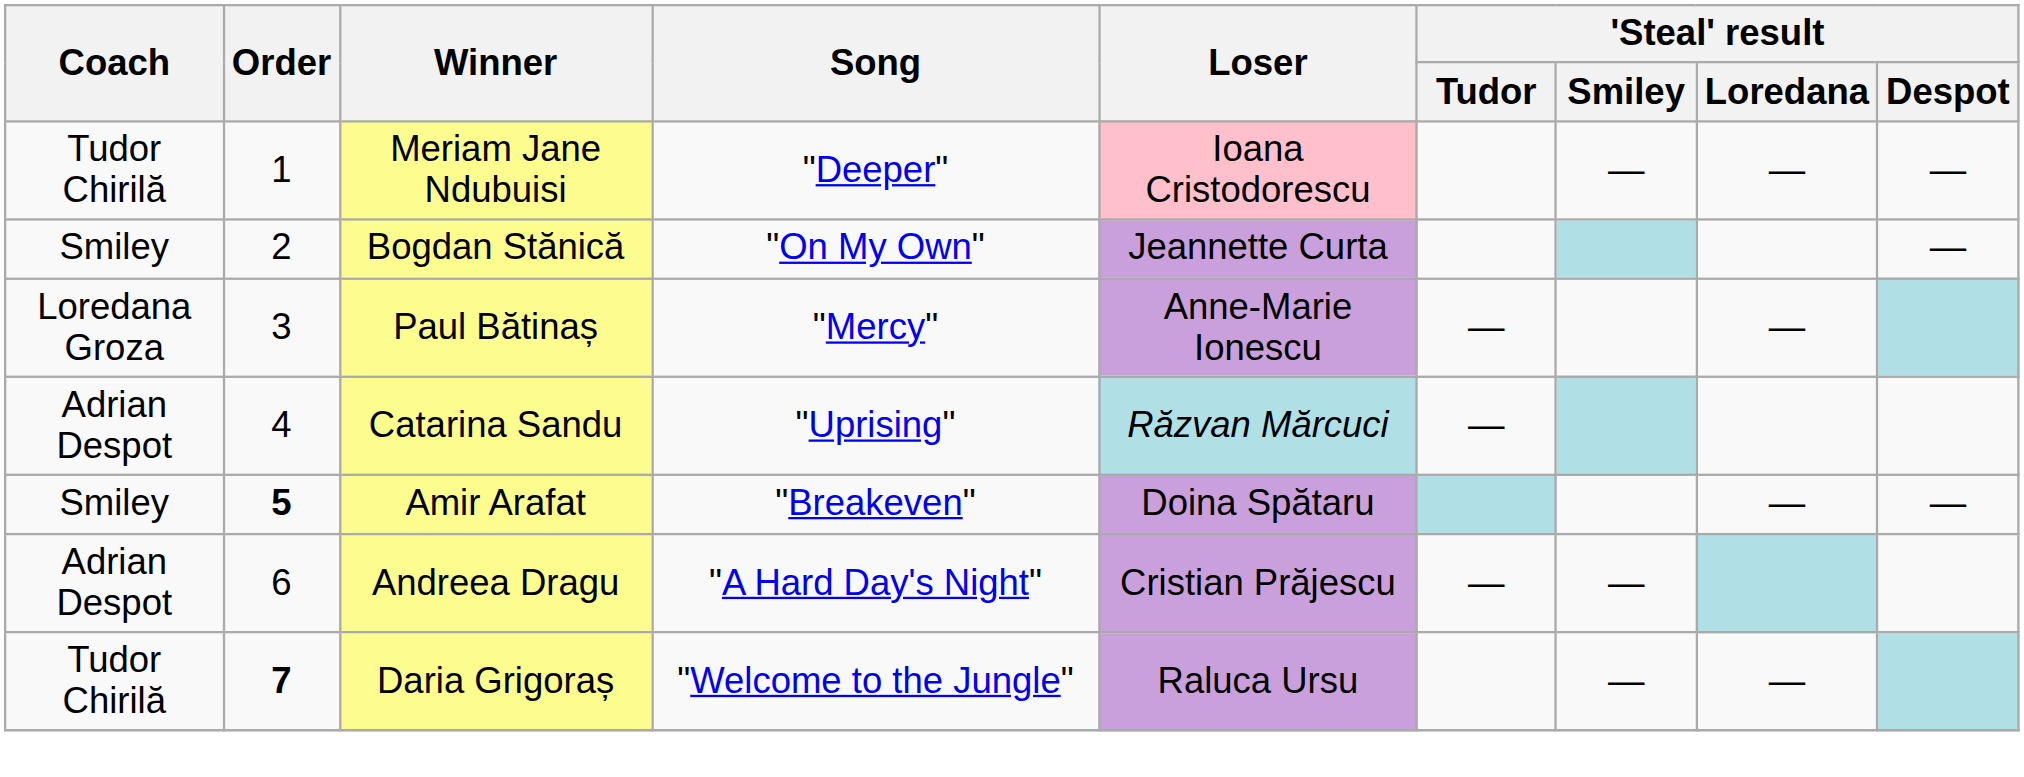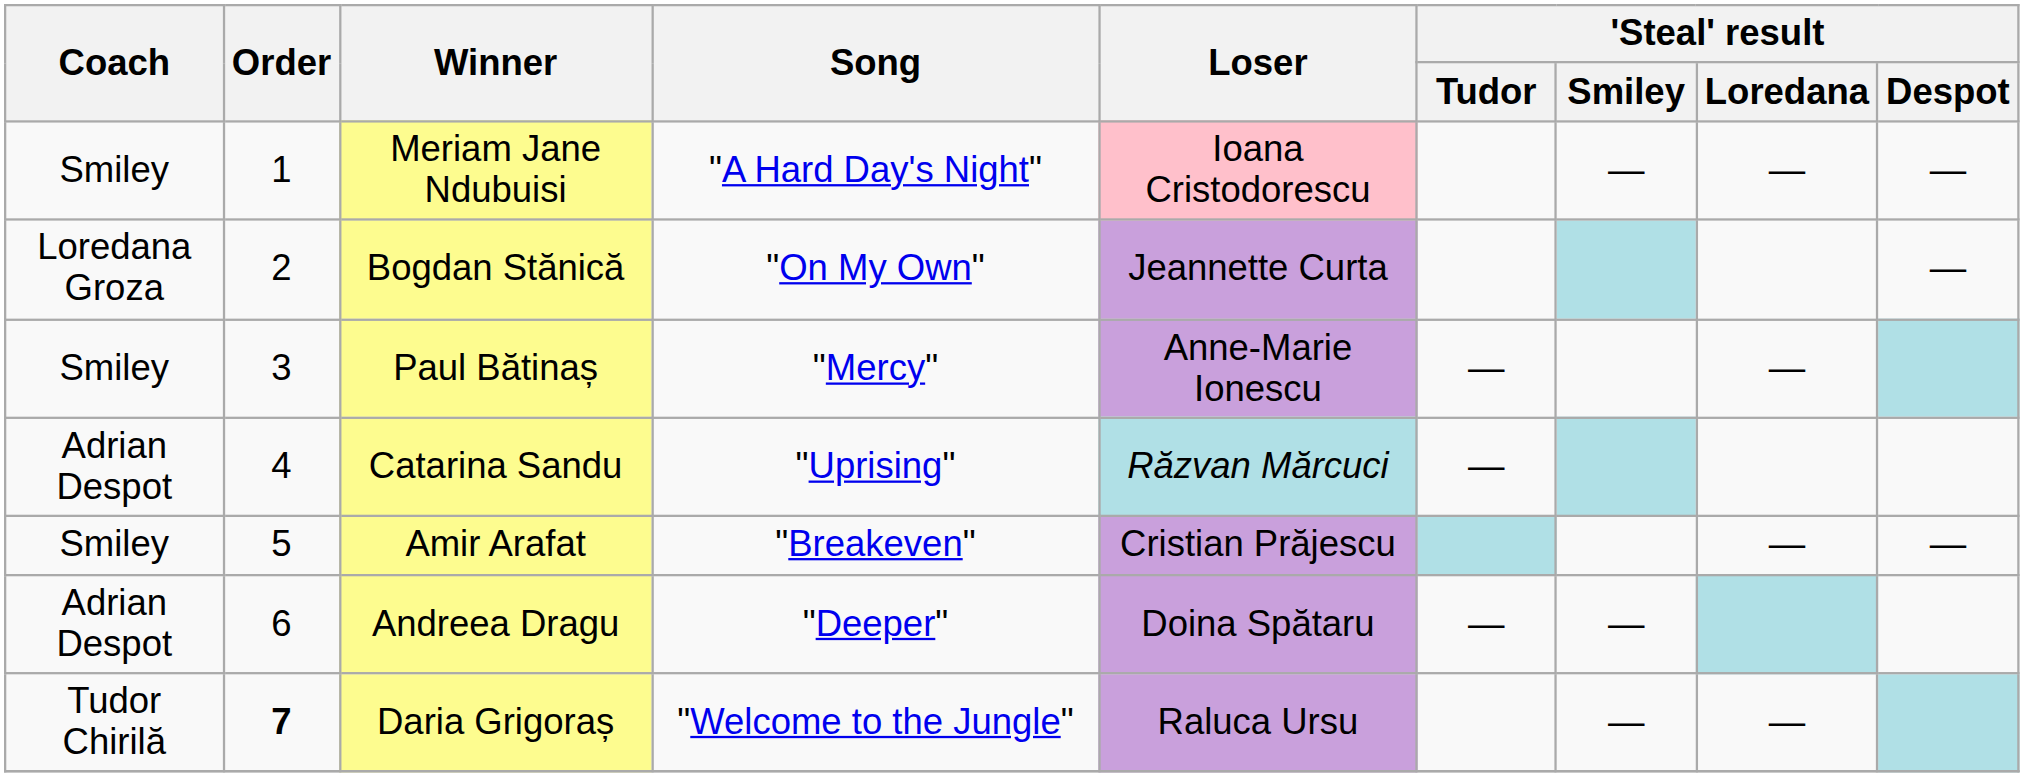(114, 169) Tudor Chirilă -> (114, 169) Smiley
(875, 169) "Deeper" -> (875, 169) "A Hard Day's Night"
(114, 248) Smiley -> (114, 268) Loredana Groza
(114, 326) Loredana Groza -> (114, 367) Smiley
(282, 503) bold -> (282, 544) normal
(1258, 503) Doina Spătaru -> (1258, 544) Cristian Prăjescu
(875, 582) "A Hard Day's Night" -> (875, 623) "Deeper"
(1258, 582) Cristian Prăjescu -> (1258, 623) Doina Spătaru
